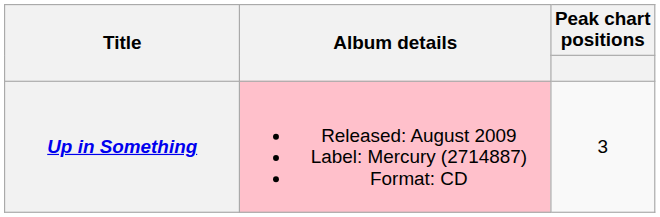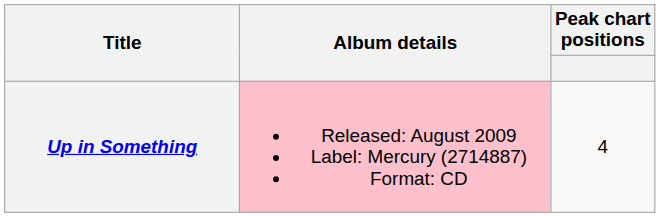(603, 146) 3 -> (603, 146) 4
